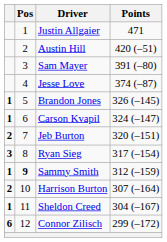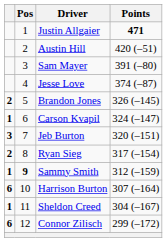(136, 31) normal -> (136, 31) bold
(9, 101) 1 -> (9, 101) 2
(9, 136) 2 -> (9, 136) 3
(9, 153) 3 -> (9, 153) 2
(9, 188) 2 -> (9, 188) 6
